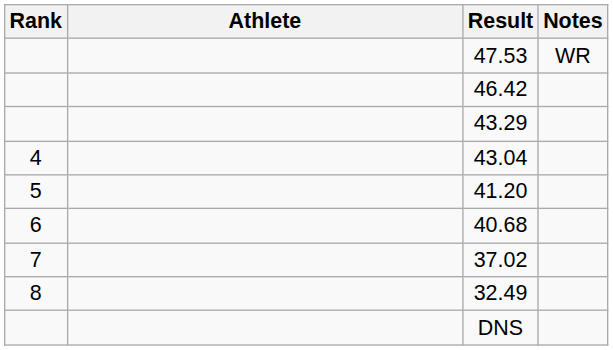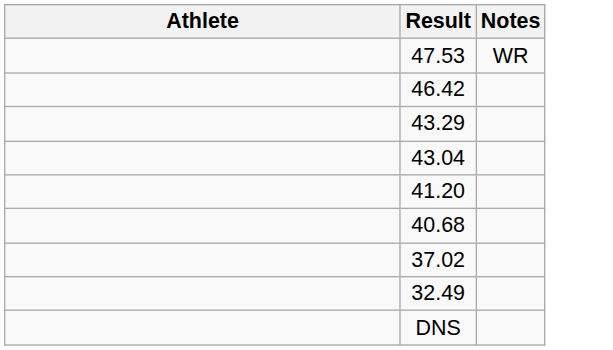- column: (36, 21)
